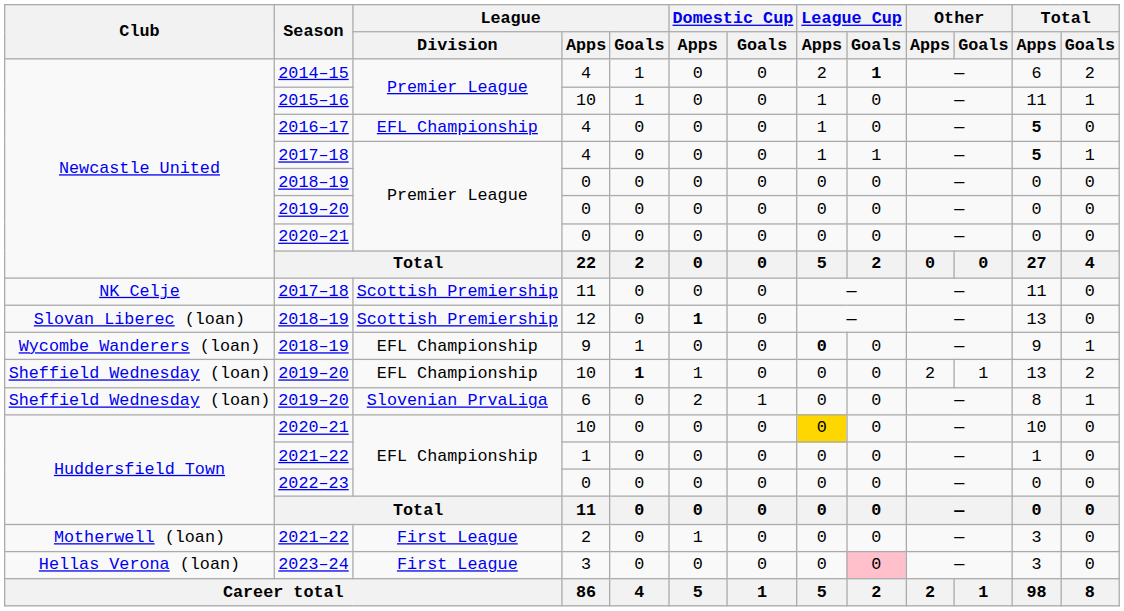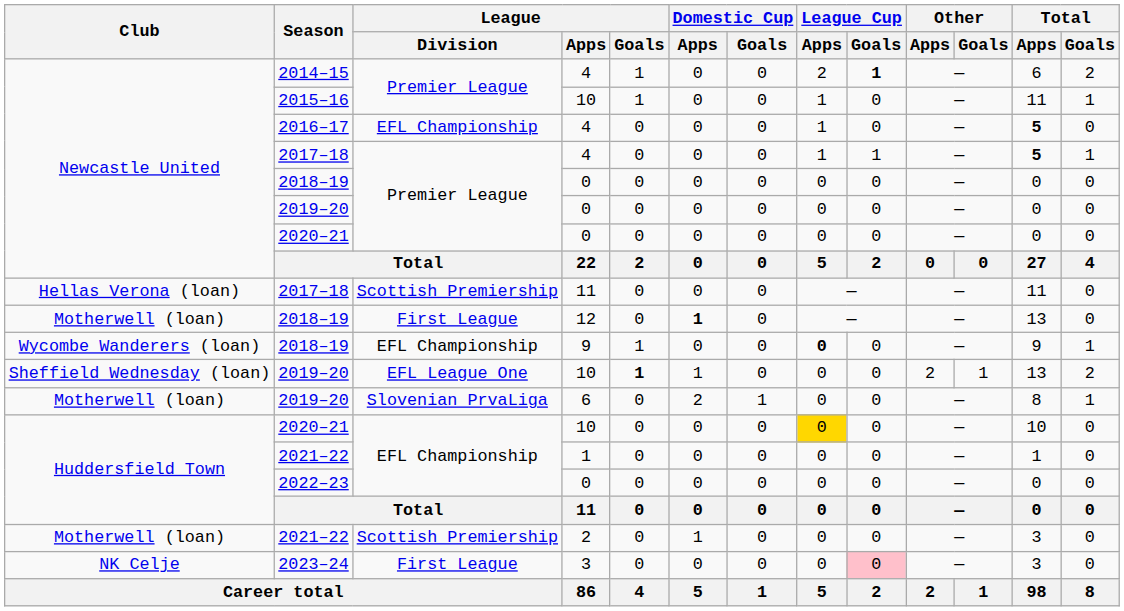(139, 292) NK Celje -> (139, 292) Hellas Verona (loan)
(139, 319) Slovan Liberec (loan) -> (139, 319) Motherwell (loan)
(457, 319) Scottish Premiership -> (457, 319) First League
(457, 374) EFL Championship -> (457, 374) EFL League One
(139, 401) Sheffield Wednesday (loan) -> (139, 401) Motherwell (loan)
(457, 538) First League -> (457, 538) Scottish Premiership
(139, 565) Hellas Verona (loan) -> (139, 565) NK Celje
